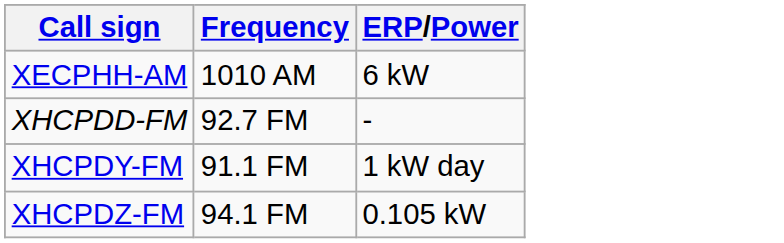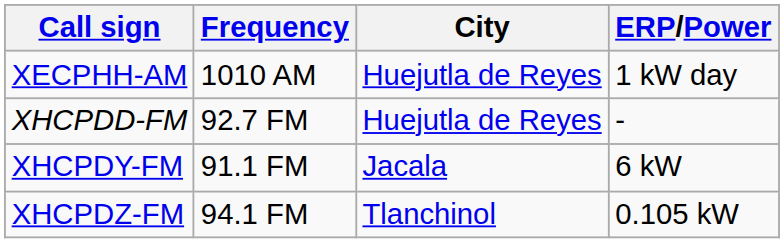+ column: (482, 27)
(396, 74) 6 kW -> (676, 74) 1 kW day
(423, 167) 1 kW day -> (649, 167) 6 kW
